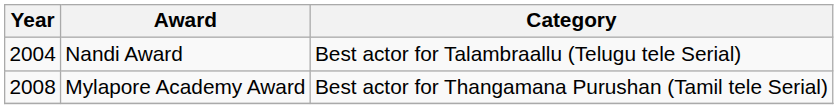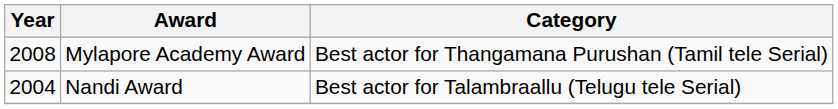rows swapped: (124, 53) <-> (185, 86)
